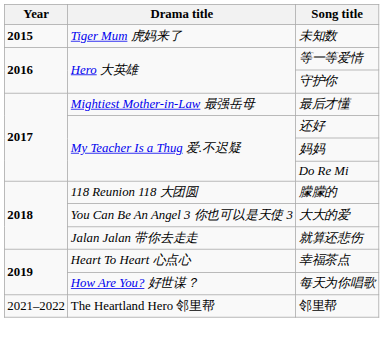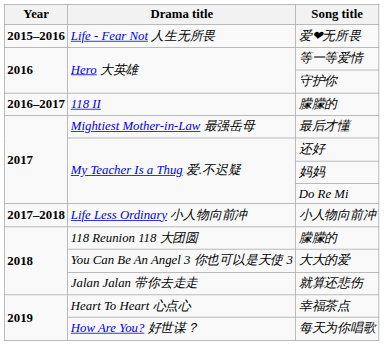- row: (126, 35)
+ row: (143, 35)
+ row: (86, 104)
+ row: (159, 214)
- row: (143, 305)
